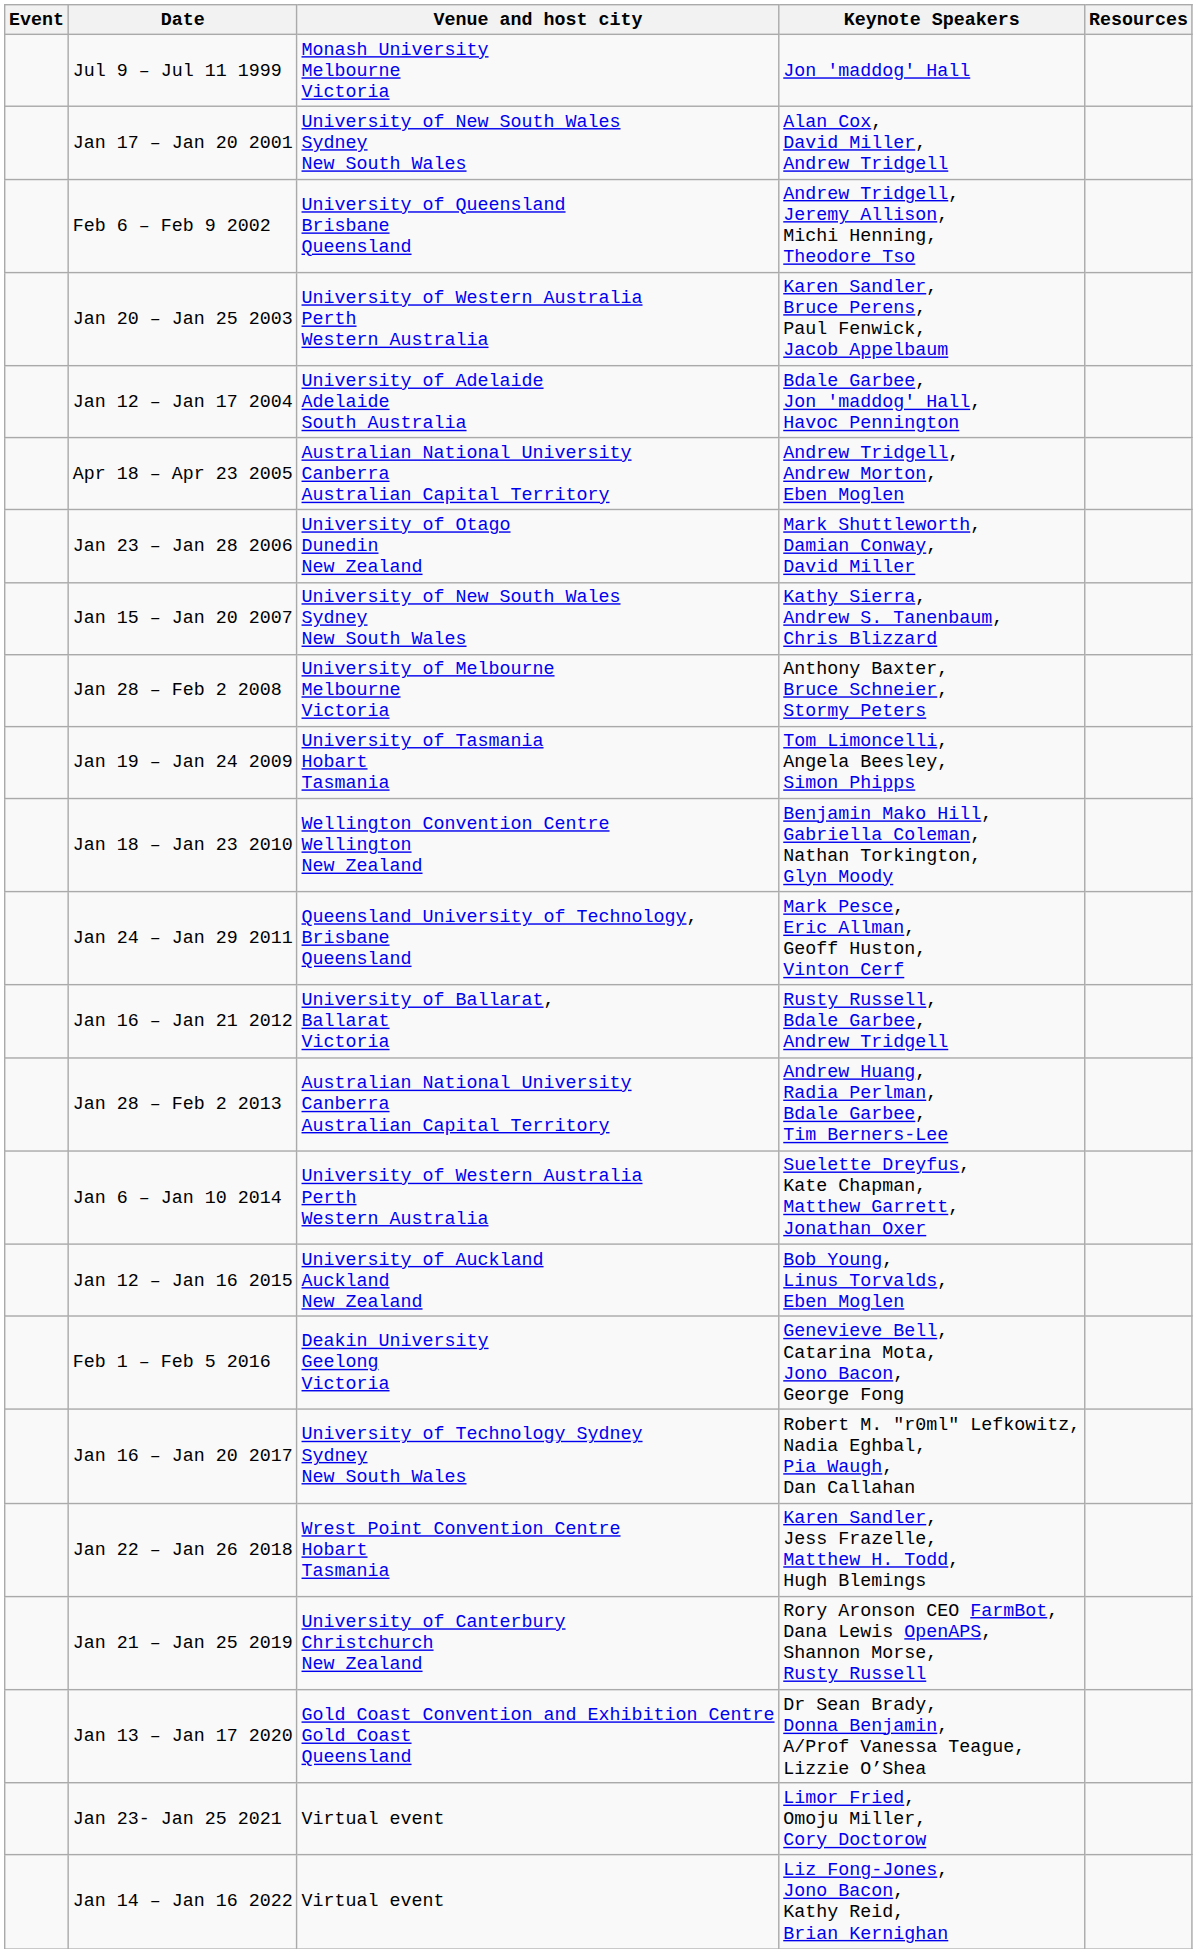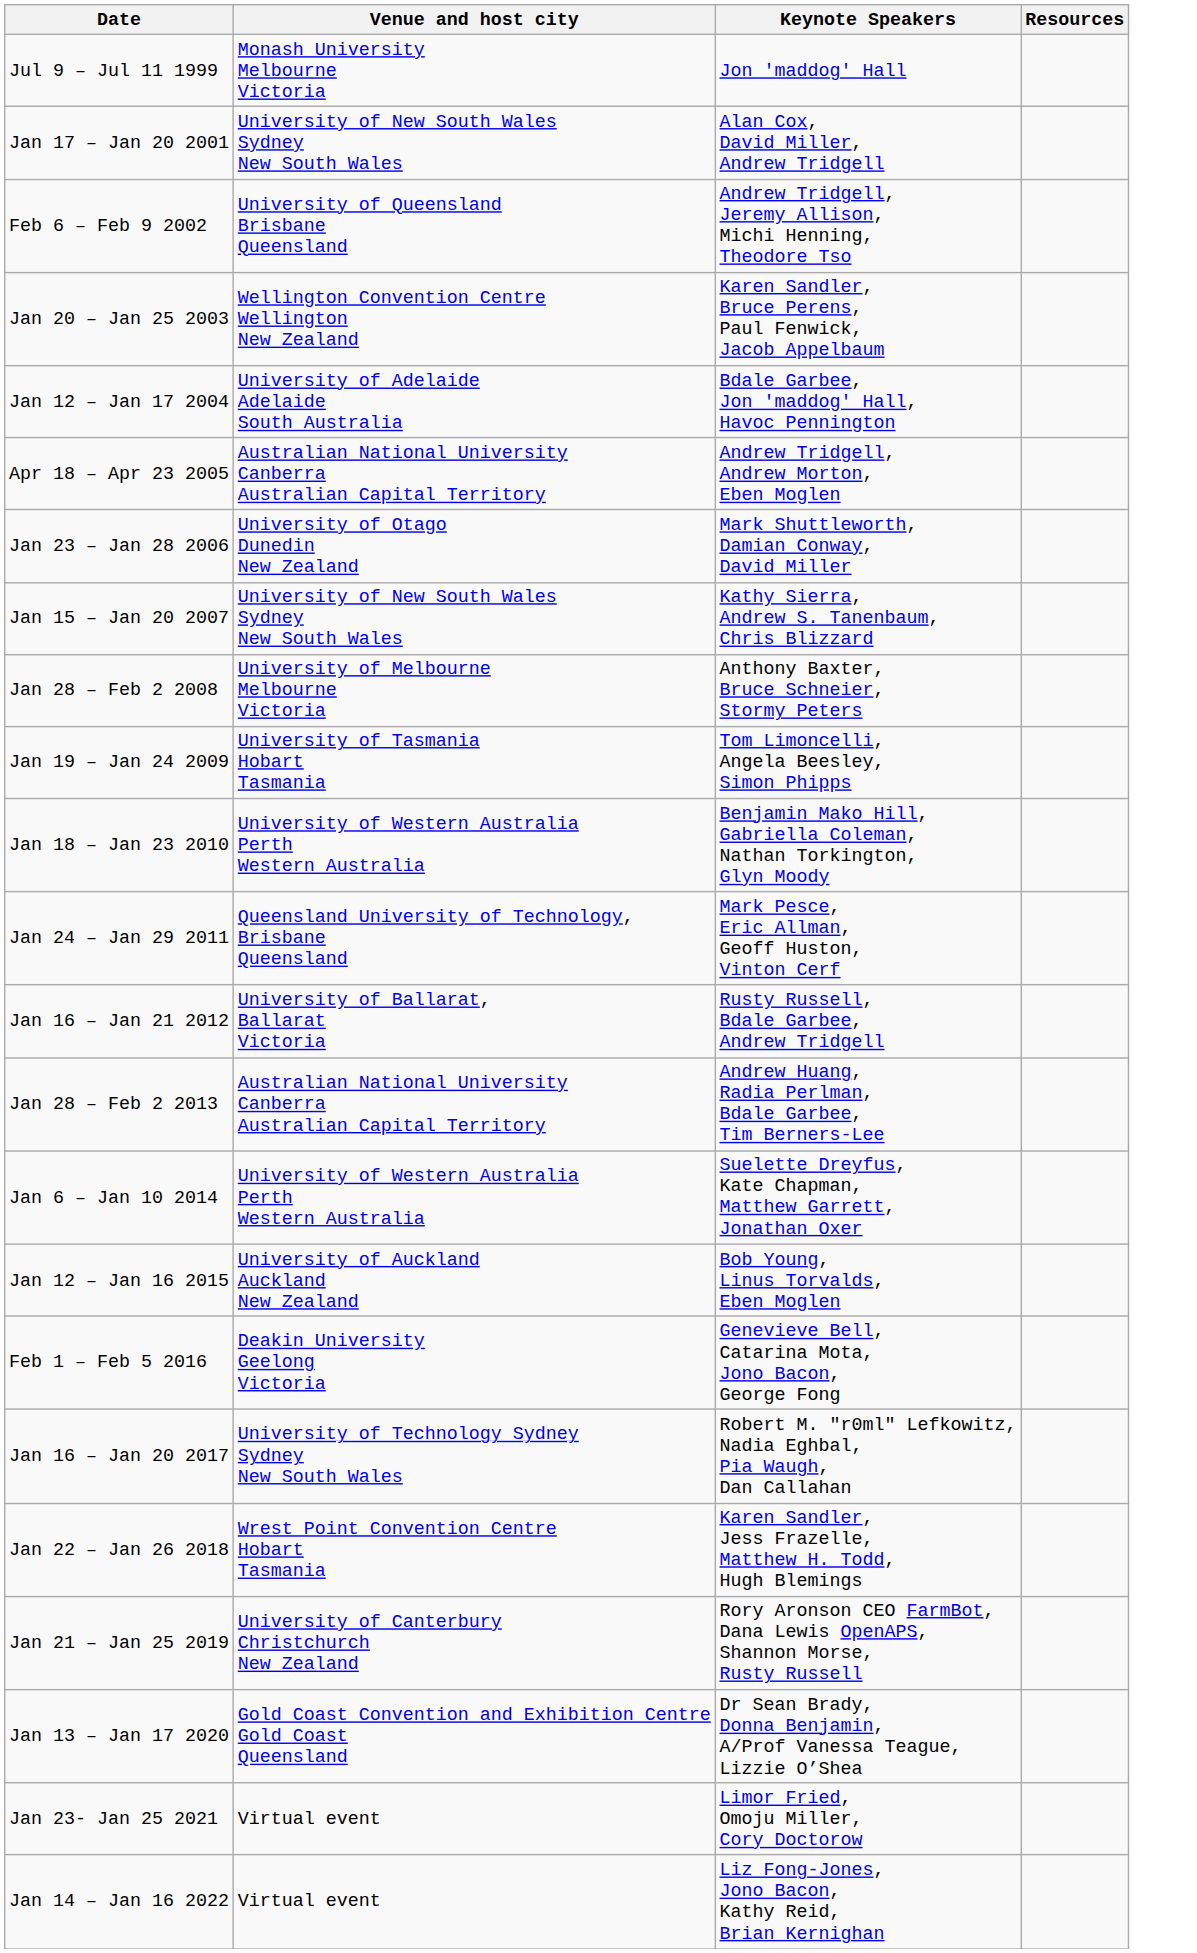- column: (37, 20)
(472, 319) University of Western Australia Perth Western Australia -> (392, 319) Wellington Convention Centre Wellington New Zealand
(456, 845) Wellington Convention Centre Wellington New Zealand -> (408, 845) University of Western Australia Perth Western Australia
